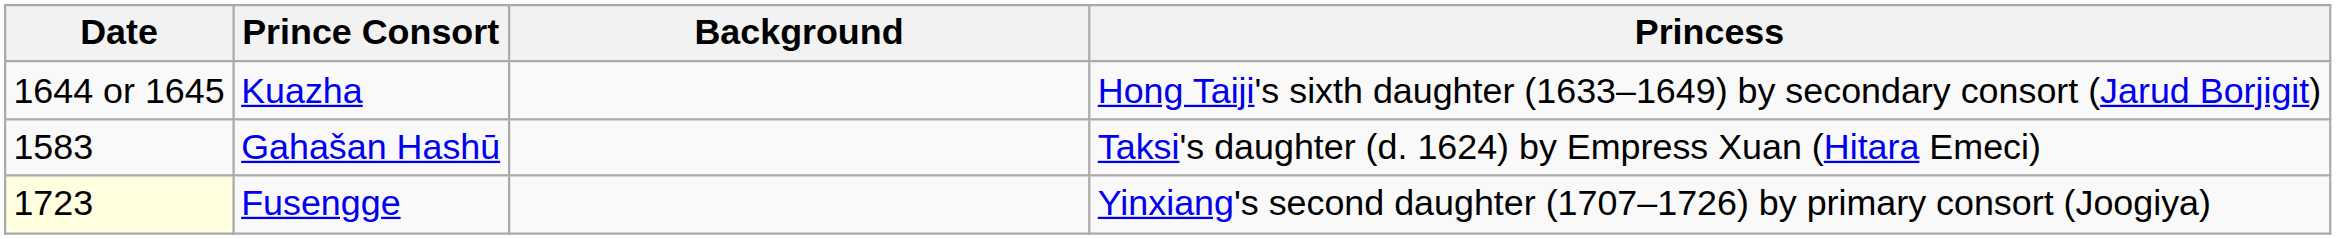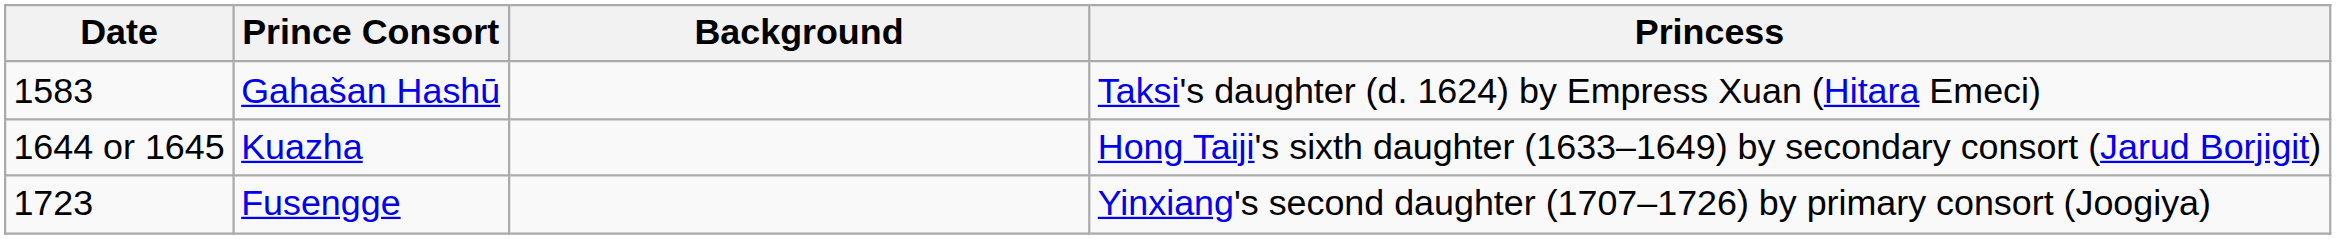rows swapped: (371, 146) <-> (302, 89)
(53, 203) lightyellow background -> (53, 203) no background
